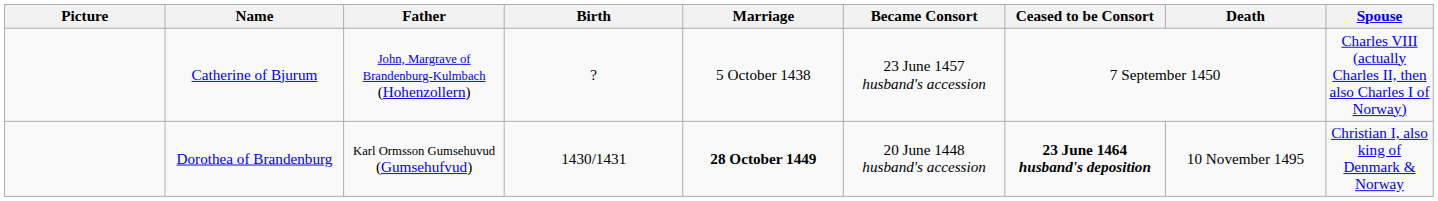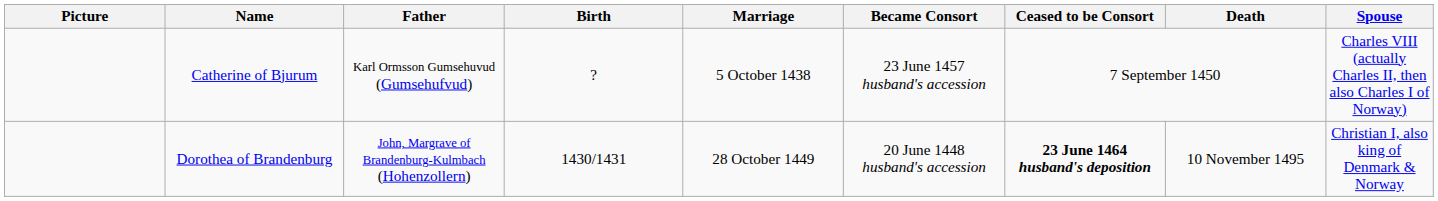(424, 75) John, Margrave of Brandenburg-Kulmbach (Hohenzollern) -> (424, 75) Karl Ormsson Gumsehuvud (Gumsehufvud)
(424, 159) Karl Ormsson Gumsehuvud (Gumsehufvud) -> (424, 159) John, Margrave of Brandenburg-Kulmbach (Hohenzollern)
(763, 158) bold -> (763, 158) normal
